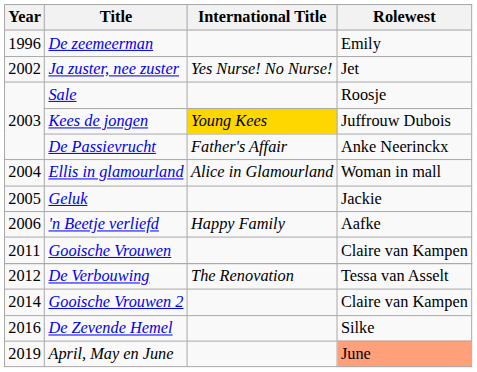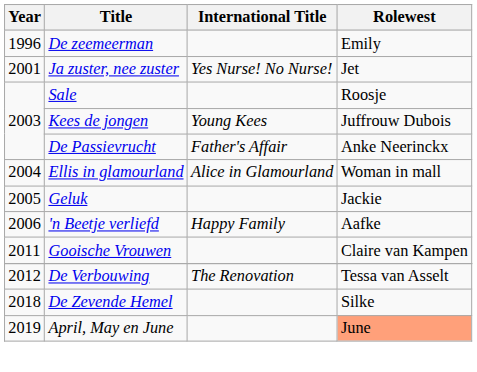(25, 69) 2002 -> (25, 69) 2001
(229, 120) gold background -> (229, 120) no background
- row: (116, 302)
(25, 328) 2016 -> (25, 302) 2018
